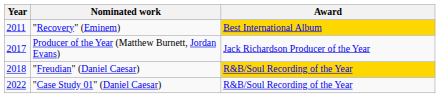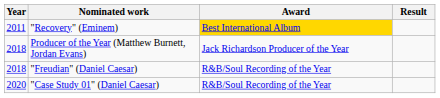+ column: (414, 12)
(16, 48) 2017 -> (16, 48) 2018
(288, 69) gold background -> (266, 69) no background
(16, 85) 2022 -> (16, 85) 2020
